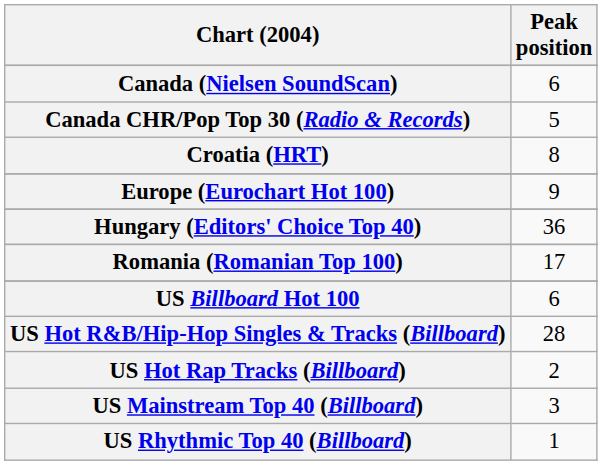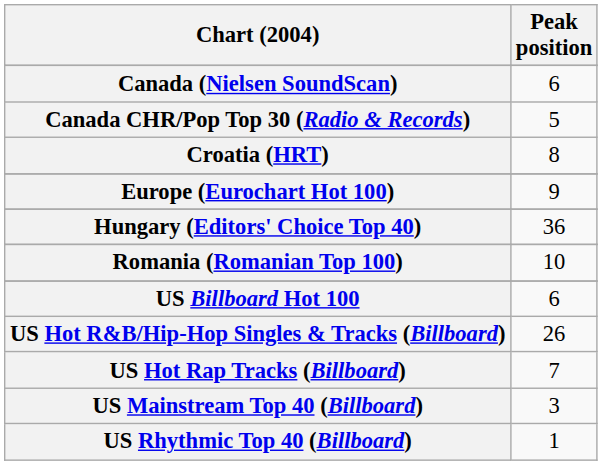(554, 262) 17 -> (554, 262) 10
(554, 333) 28 -> (554, 333) 26
(554, 369) 2 -> (554, 369) 7
